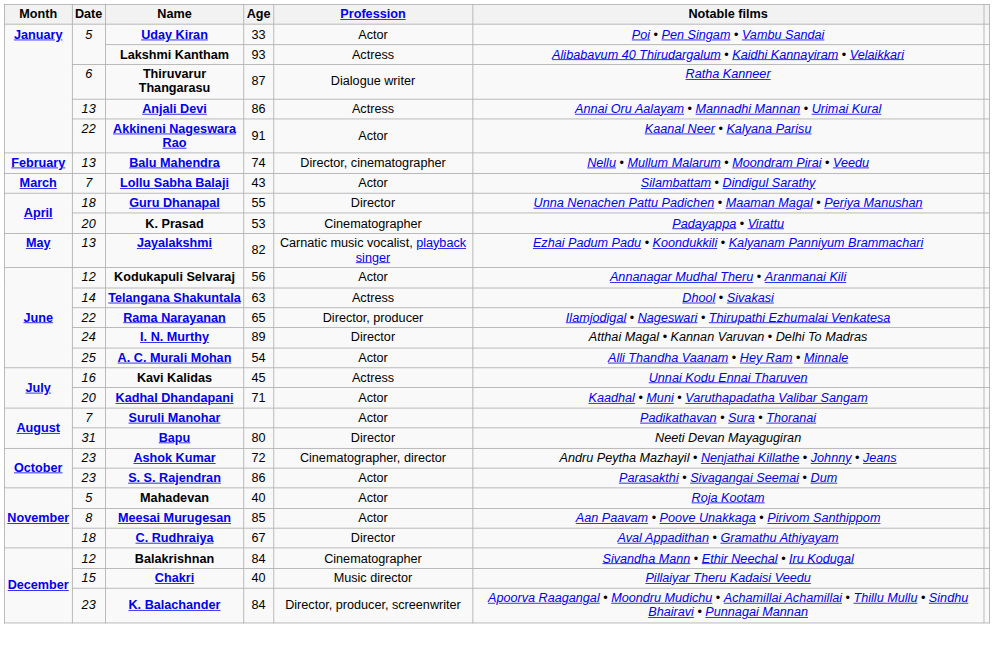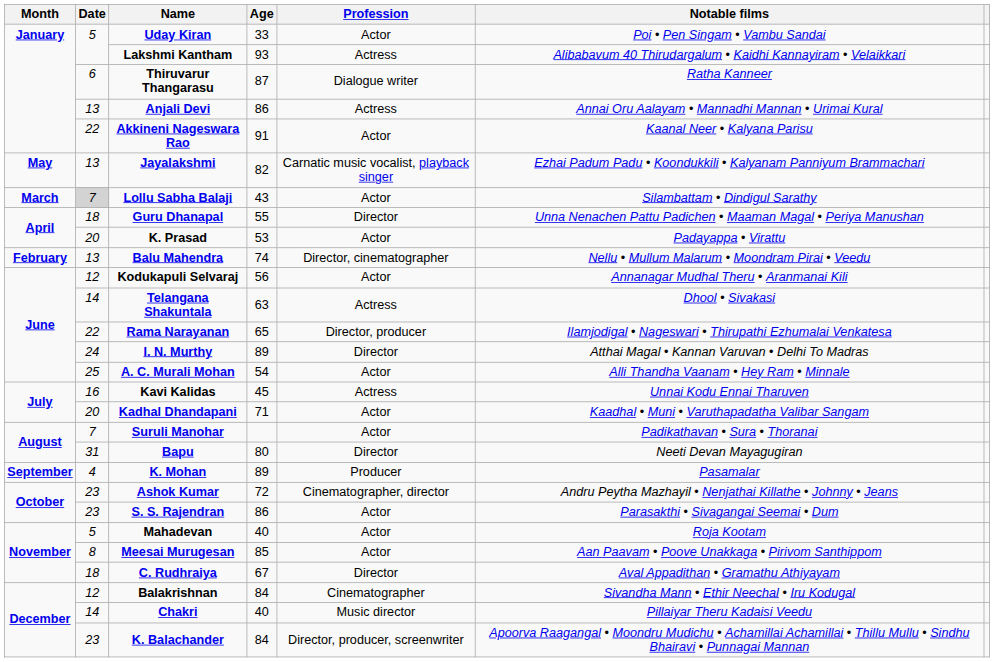rows swapped: (174, 163) <-> (174, 243)
(89, 183) no background -> (92, 197) lightgrey background
(373, 223) Cinematographer -> (376, 237) Actor
+ row: (178, 472)
(89, 578) 15 -> (92, 612) 14
